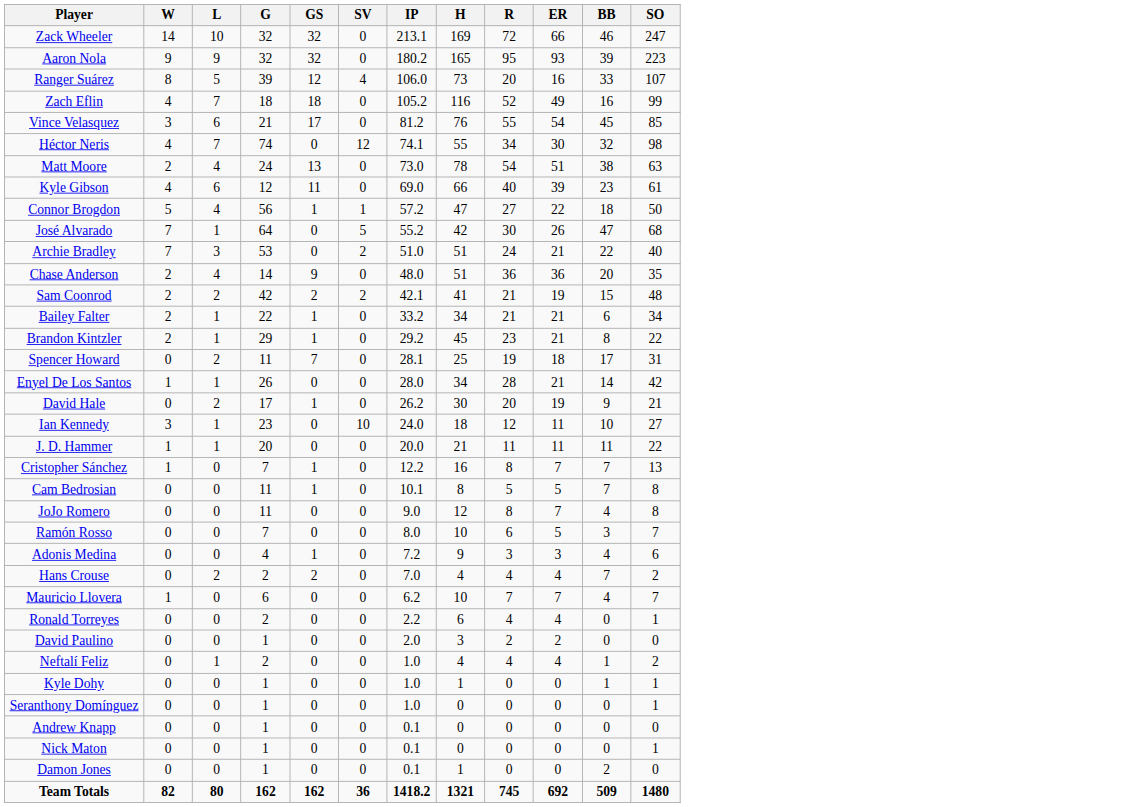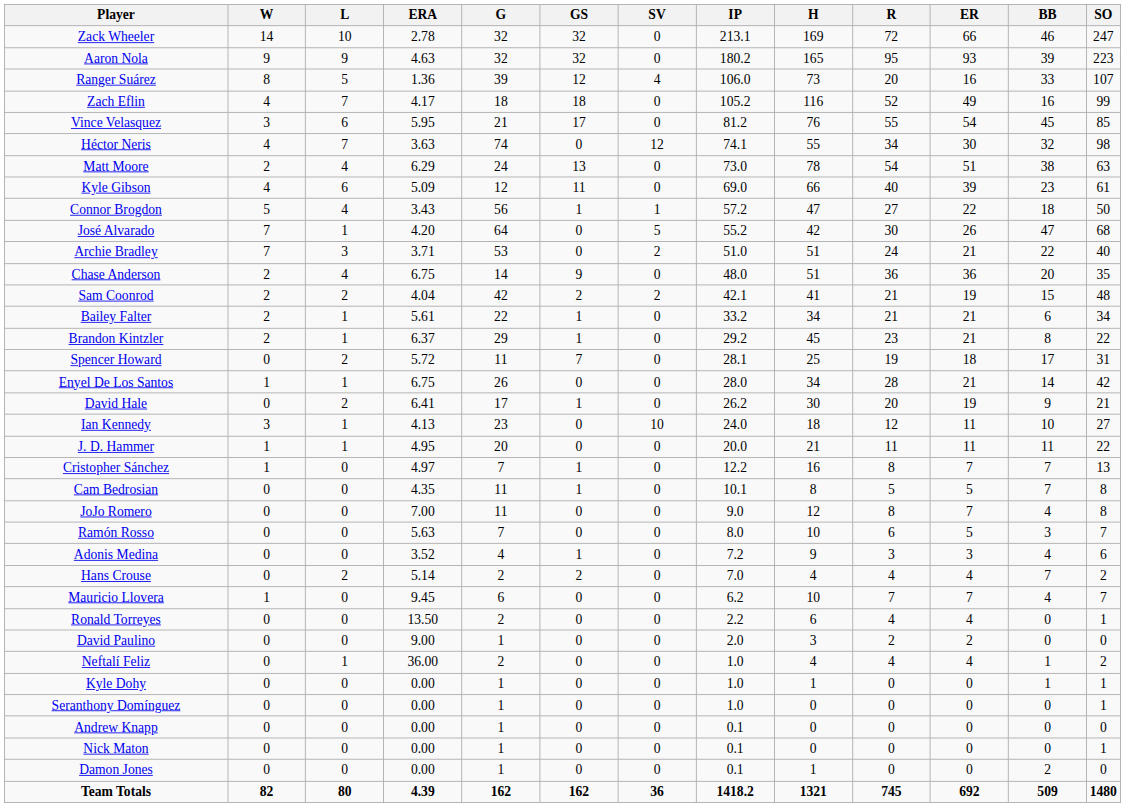+ column: (423, 15)
